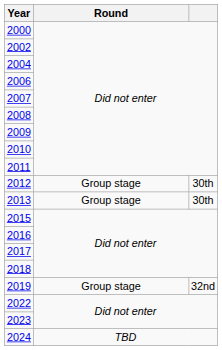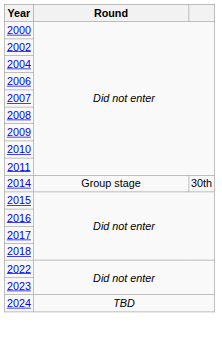- row: (19, 184)
- row: (19, 201)
+ row: (19, 184)
- row: (19, 286)
